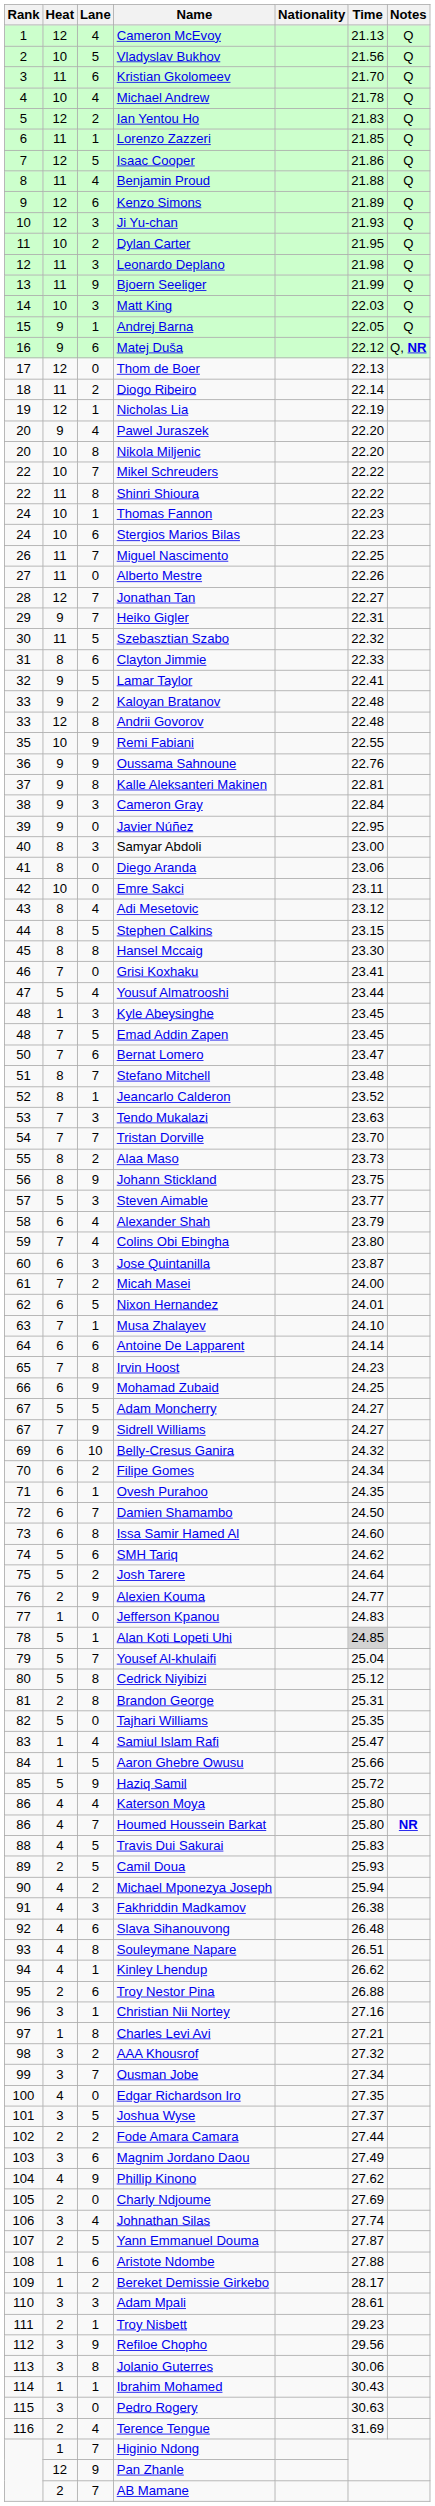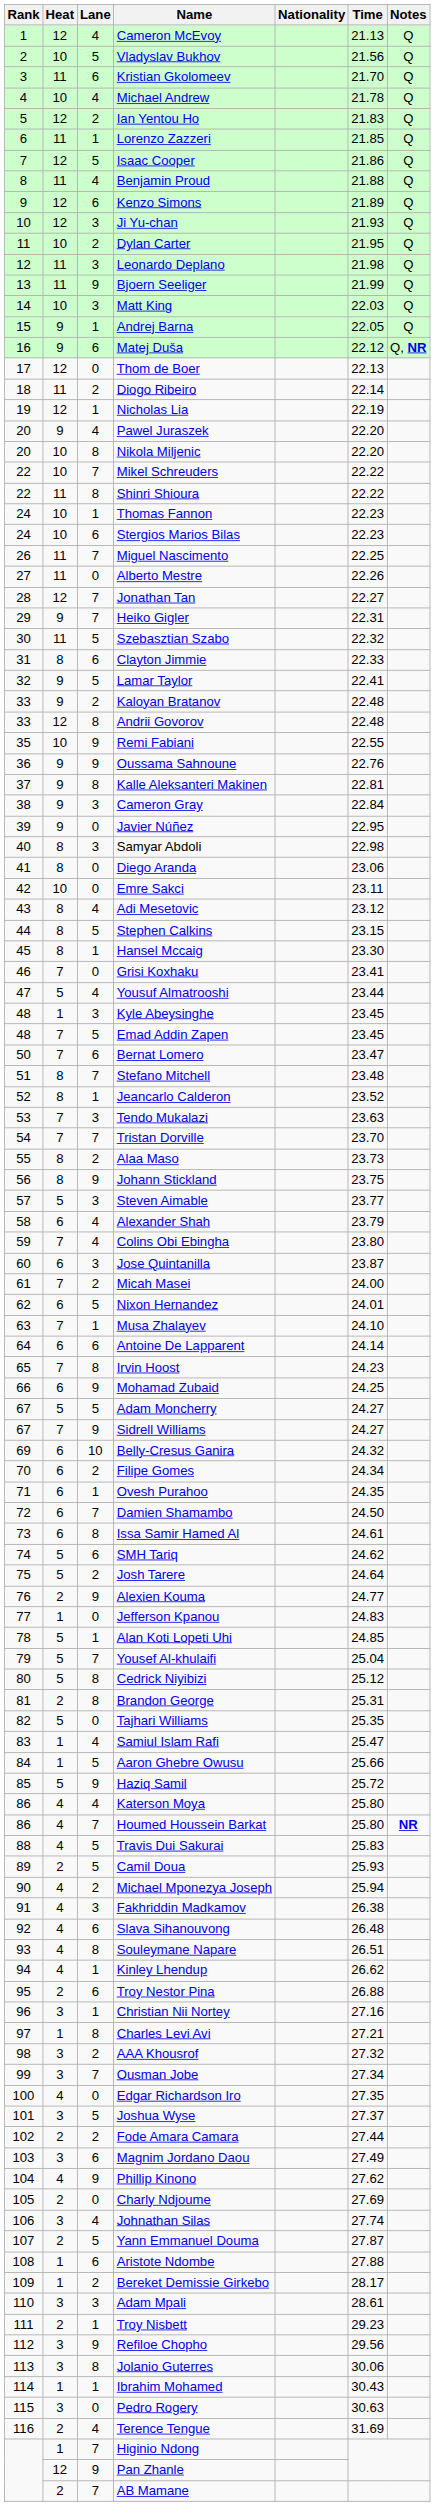(368, 847) 23.00 -> (368, 847) 22.98
(95, 951) 8 -> (95, 951) 1
(368, 1533) 24.60 -> (368, 1533) 24.61
(368, 1637) lightgrey background -> (368, 1637) no background
